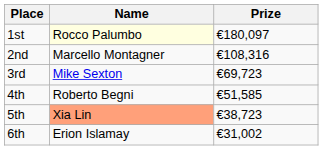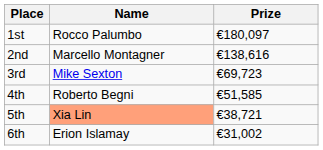(97, 34) lightyellow background -> (97, 34) no background
(243, 54) €108,316 -> (243, 54) €138,616
(239, 114) €38,723 -> (239, 114) €38,721
